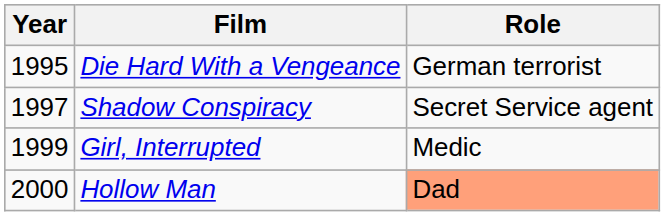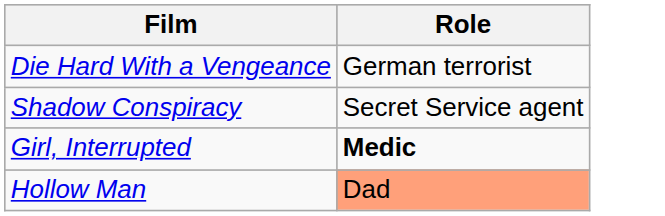- column: (40, 25)
(447, 148) normal -> (380, 148) bold
